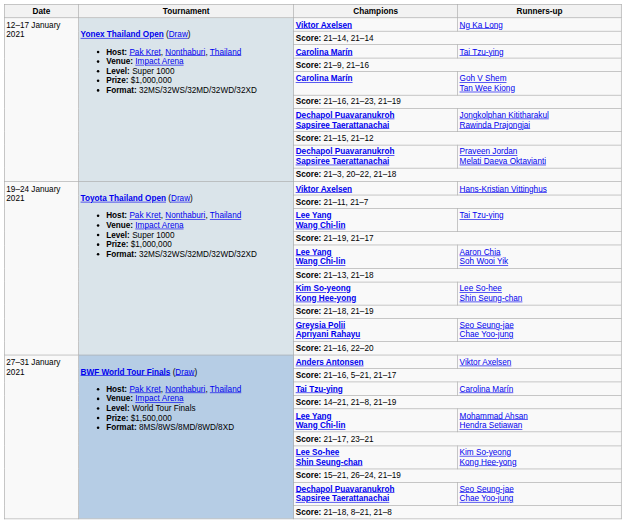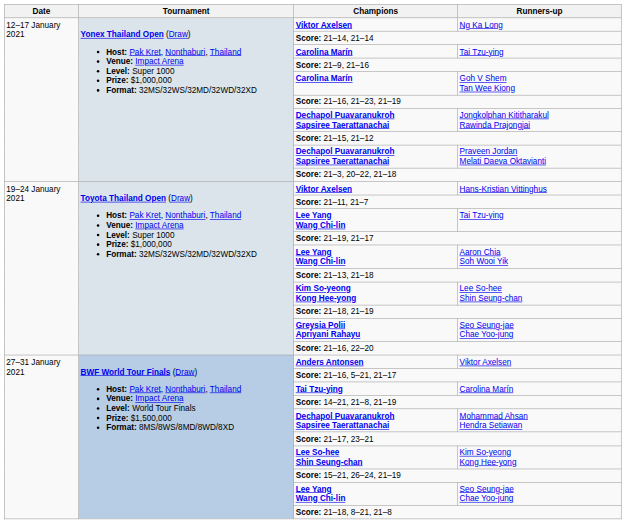(321, 420) Lee Yang Wang Chi-lin -> (345, 420) Dechapol Puavaranukroh Sapsiree Taerattanachai
(345, 494) Dechapol Puavaranukroh Sapsiree Taerattanachai -> (321, 494) Lee Yang Wang Chi-lin
